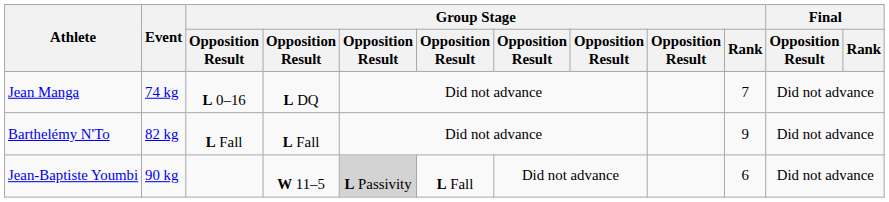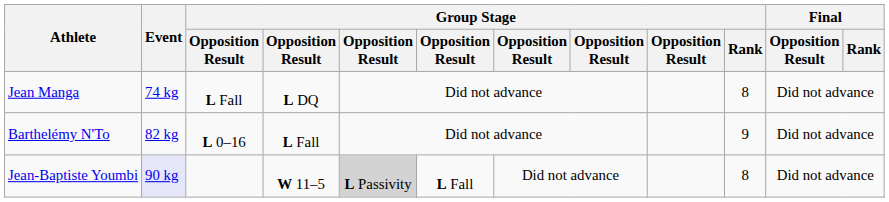(224, 101) L 0–16 -> (224, 101) L Fall
(745, 92) 7 -> (745, 92) 8
(224, 143) L Fall -> (224, 143) L 0–16
(162, 176) no background -> (162, 176) lavender background
(745, 176) 6 -> (745, 176) 8
